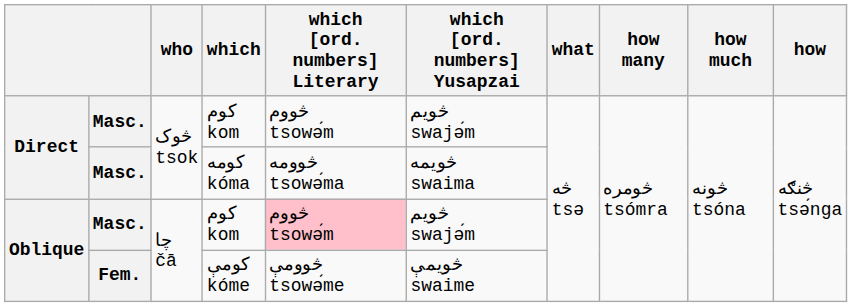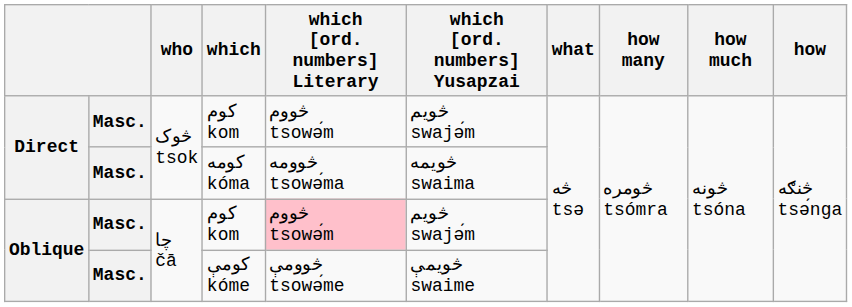(120, 276) Fem. -> (120, 276) Masc.
